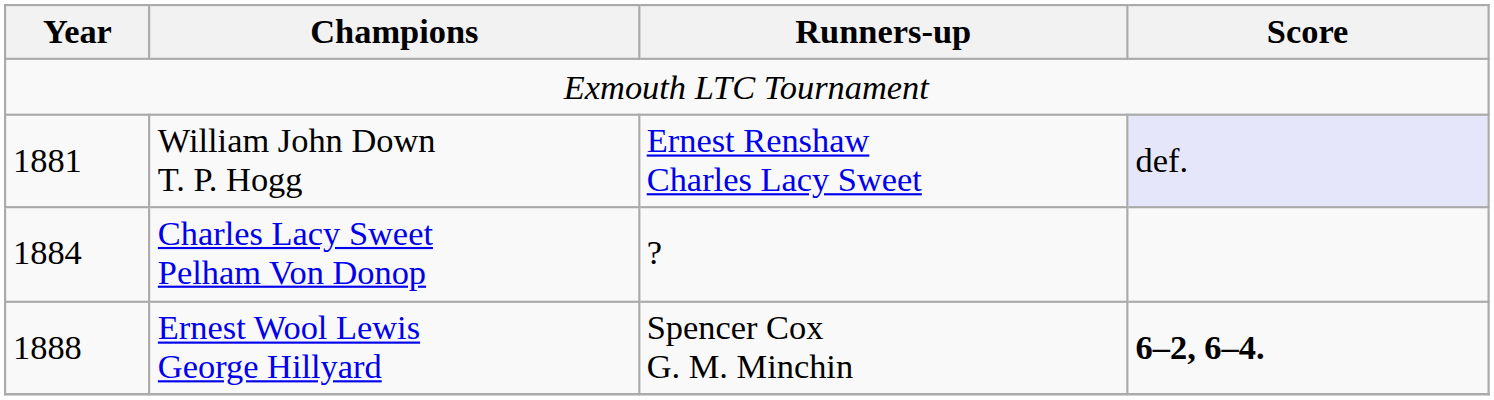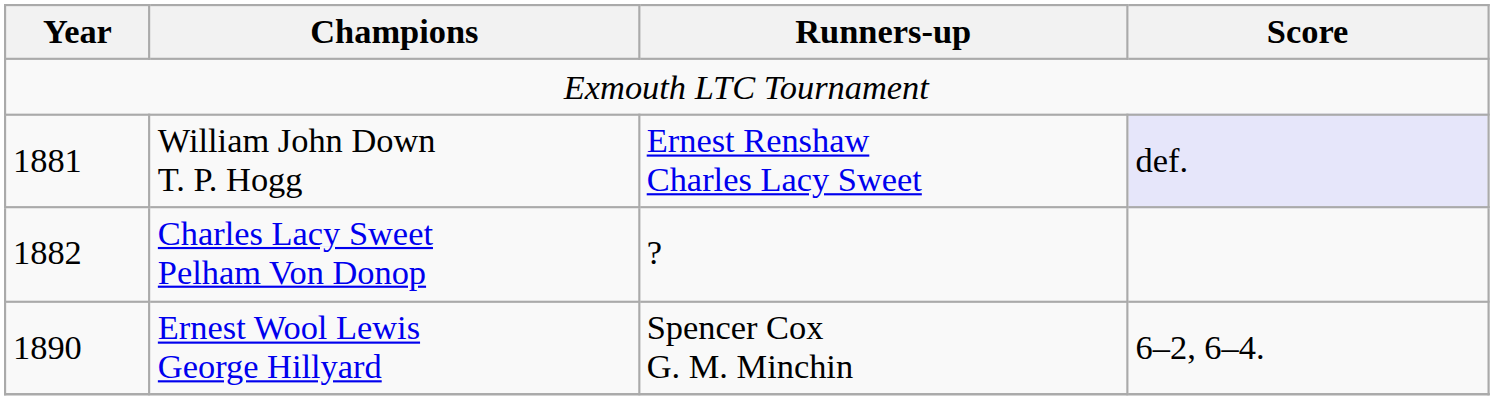(47, 253) 1884 -> (47, 253) 1882
(47, 346) 1888 -> (47, 346) 1890
(1200, 346) bold -> (1200, 346) normal
